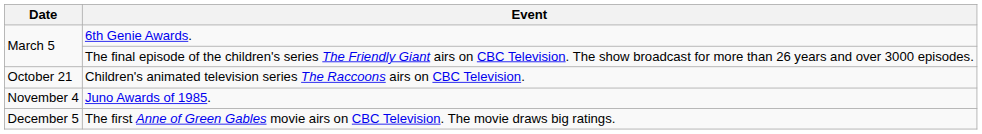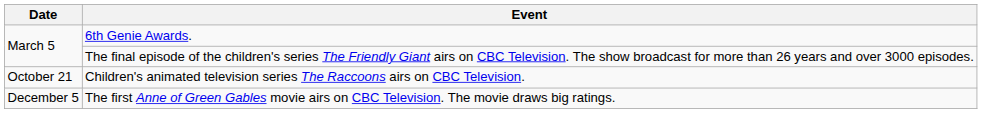- row: (148, 98)
